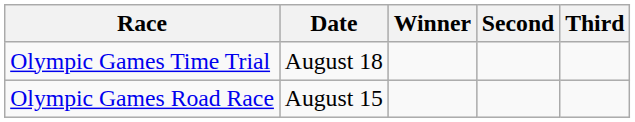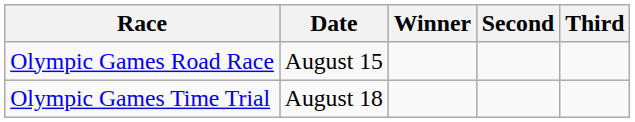rows swapped: (142, 98) <-> (140, 60)
